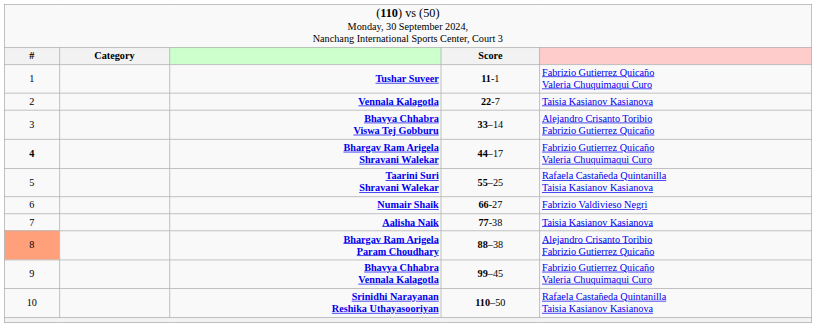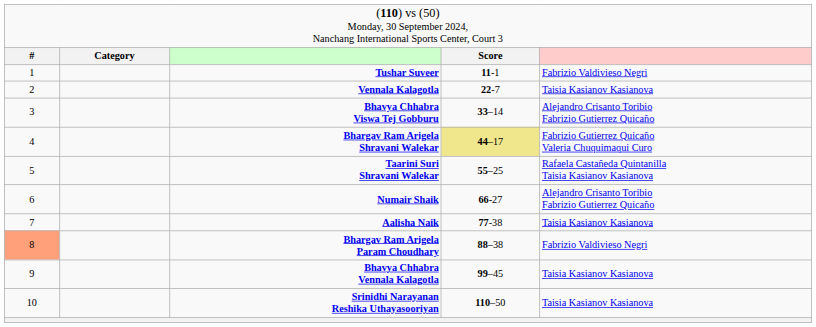(598, 79) Fabrizio Gutierrez Quicaño Valeria Chuquimaqui Curo -> (595, 73) Fabrizio Valdivieso Negri
(32, 154) bold -> (32, 142) normal
(490, 154) no background -> (490, 142) khaki background
(595, 205) Fabrizio Valdivieso Negri -> (598, 199) Alejandro Crisanto Toribio Fabrizio Gutierrez Quicaño
(598, 245) Alejandro Crisanto Toribio Fabrizio Gutierrez Quicaño -> (595, 245) Fabrizio Valdivieso Negri
(598, 274) Fabrizio Gutierrez Quicaño Valeria Chuquimaqui Curo -> (598, 274) Taisia Kasianov Kasianova
(604, 303) Rafaela Castañeda Quintanilla Taisia Kasianov Kasianova -> (598, 303) Taisia Kasianov Kasianova
